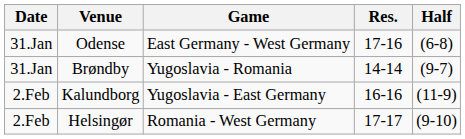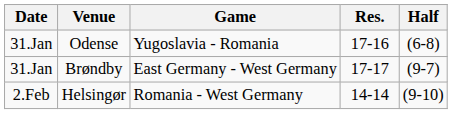(248, 43) East Germany - West Germany -> (206, 43) Yugoslavia - Romania
(219, 69) Yugoslavia - Romania -> (235, 69) East Germany - West Germany
(383, 69) 14-14 -> (370, 69) 17-17
- row: (101, 95)
(383, 120) 17-17 -> (370, 95) 14-14
